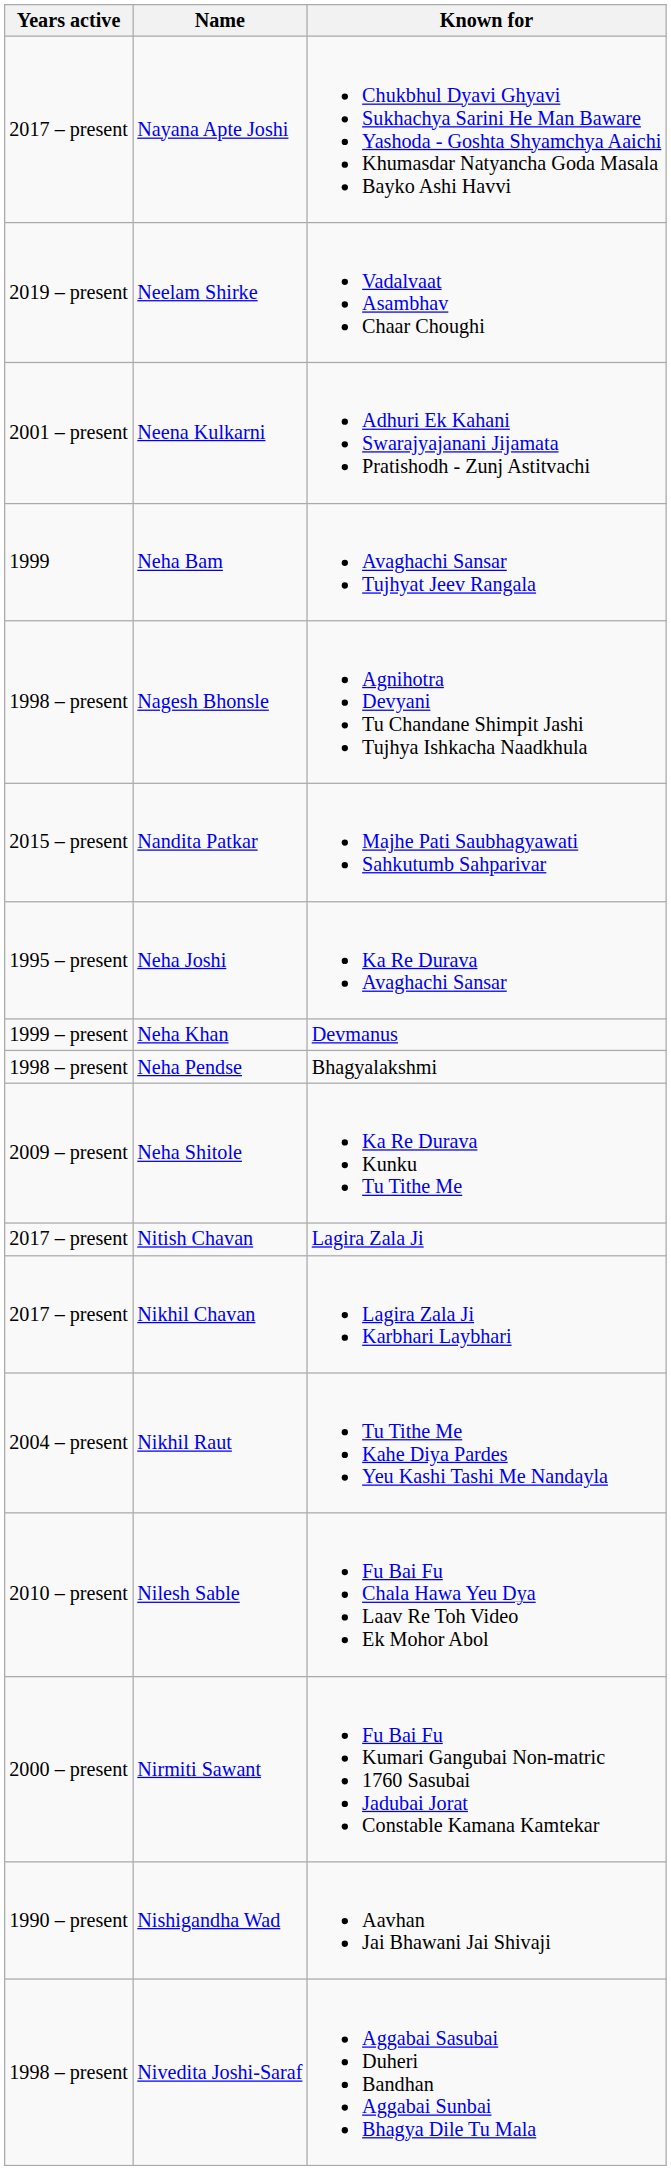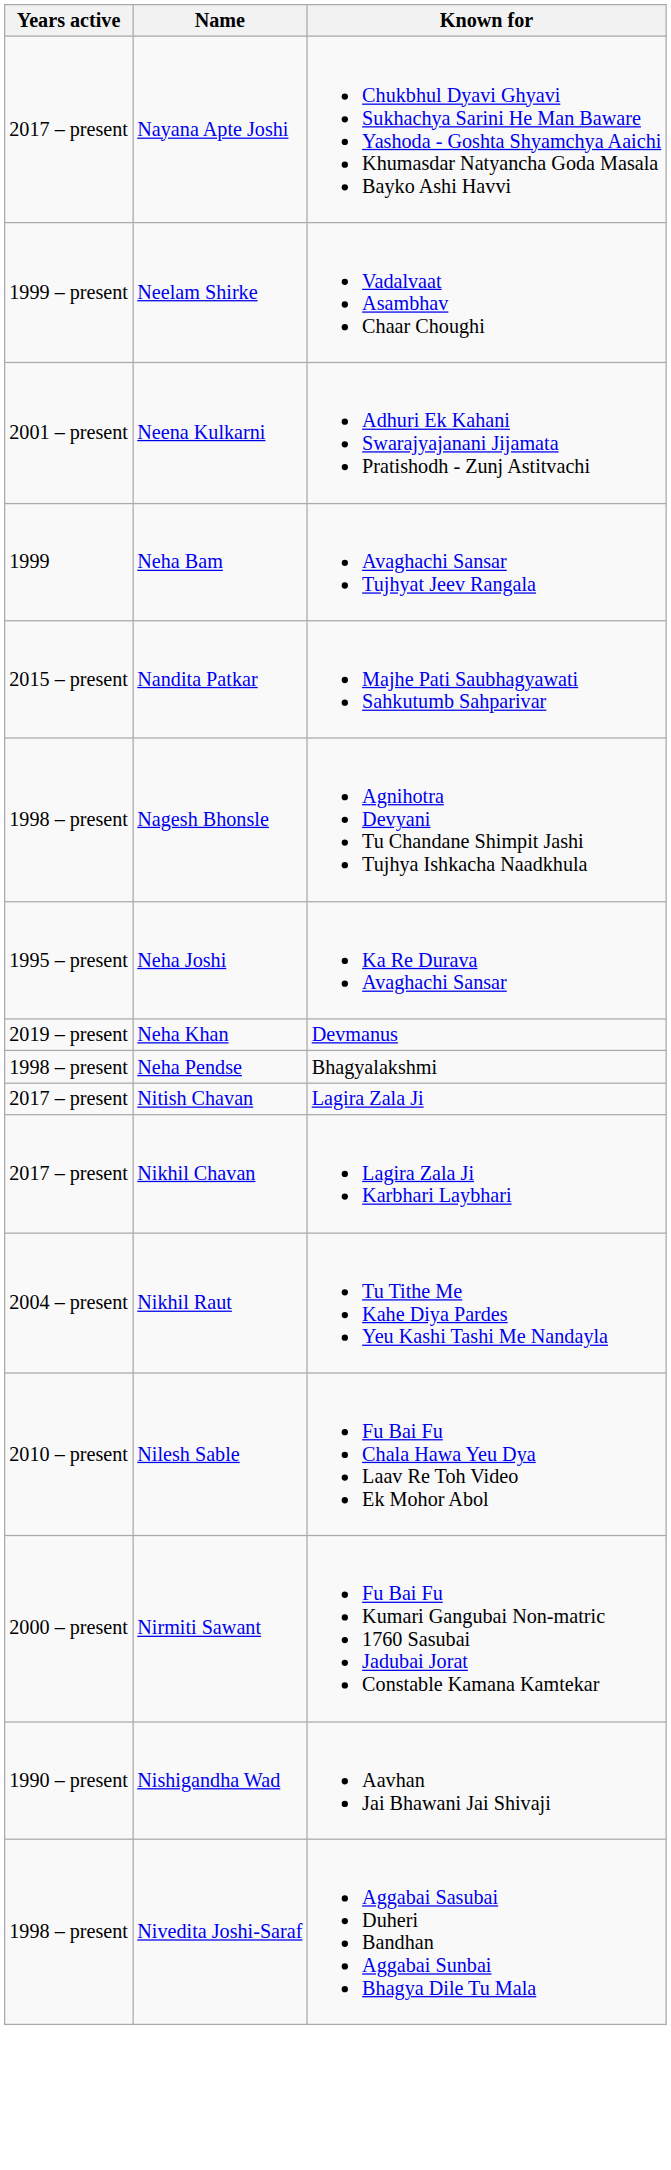(69, 292) 2019 – present -> (69, 292) 1999 – present
rows swapped: (203, 701) <-> (197, 842)
(69, 1034) 1999 – present -> (69, 1034) 2019 – present
- row: (190, 1152)
